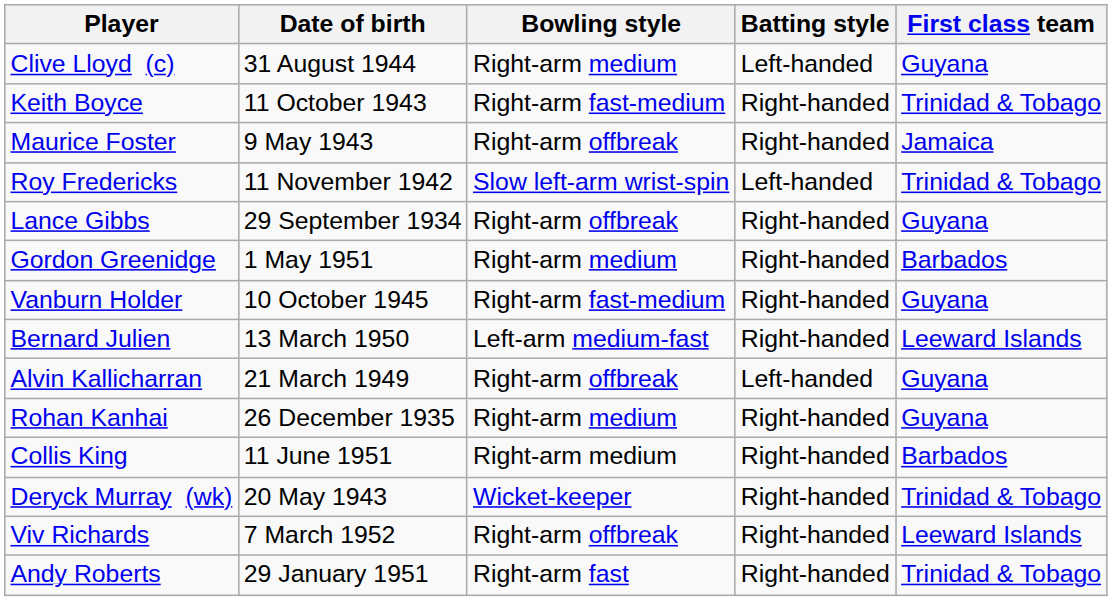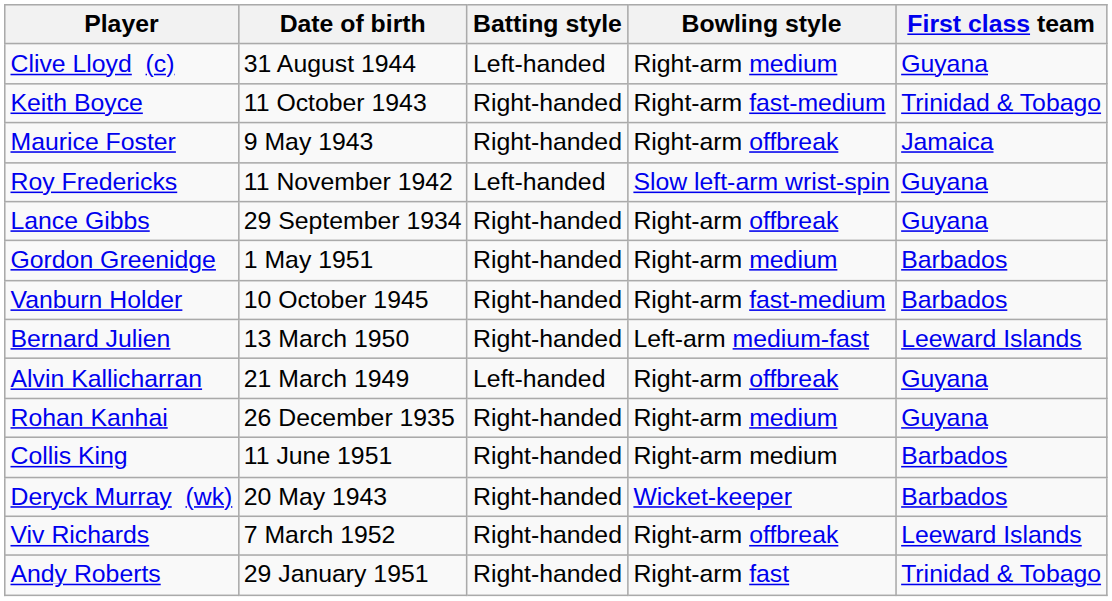columns swapped: (815, 24) <-> (601, 24)
(1001, 181) Trinidad & Tobago -> (945, 181) Guyana
(945, 299) Guyana -> (954, 299) Barbados
(1001, 496) Trinidad & Tobago -> (954, 496) Barbados
